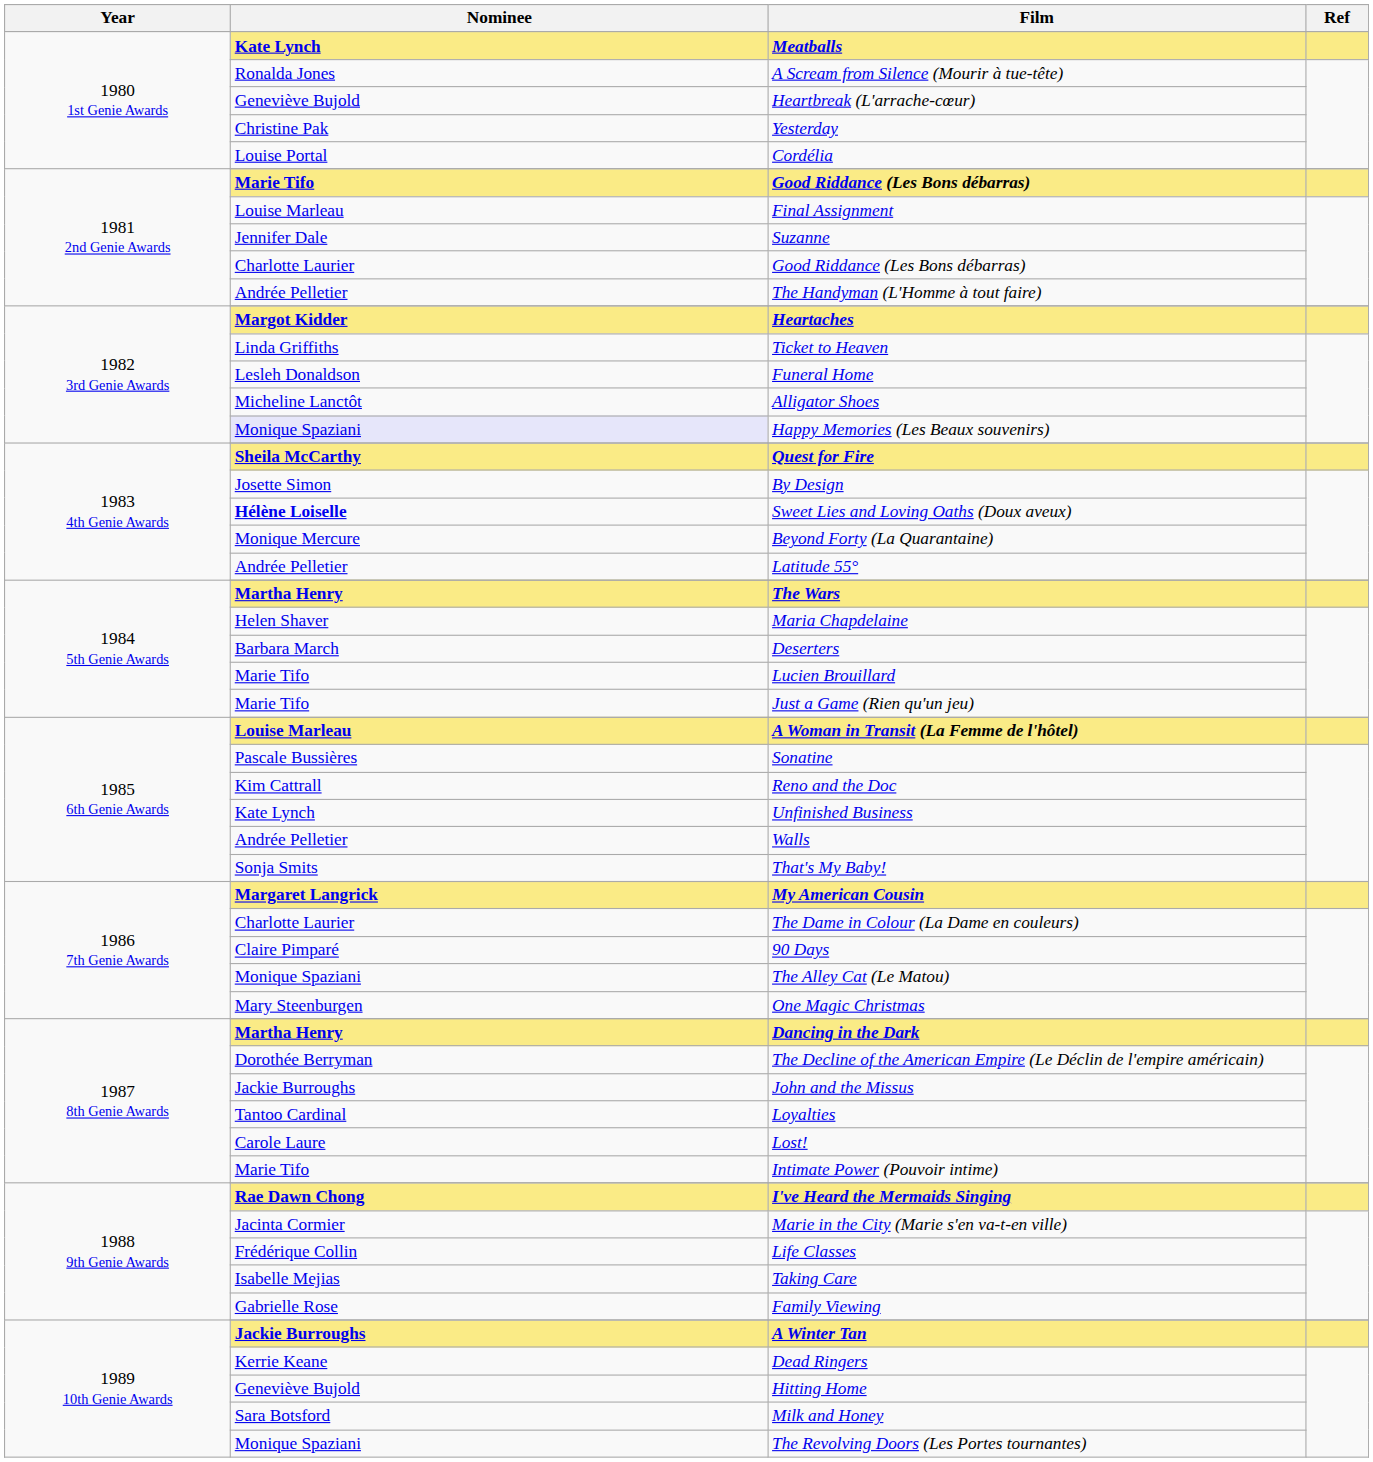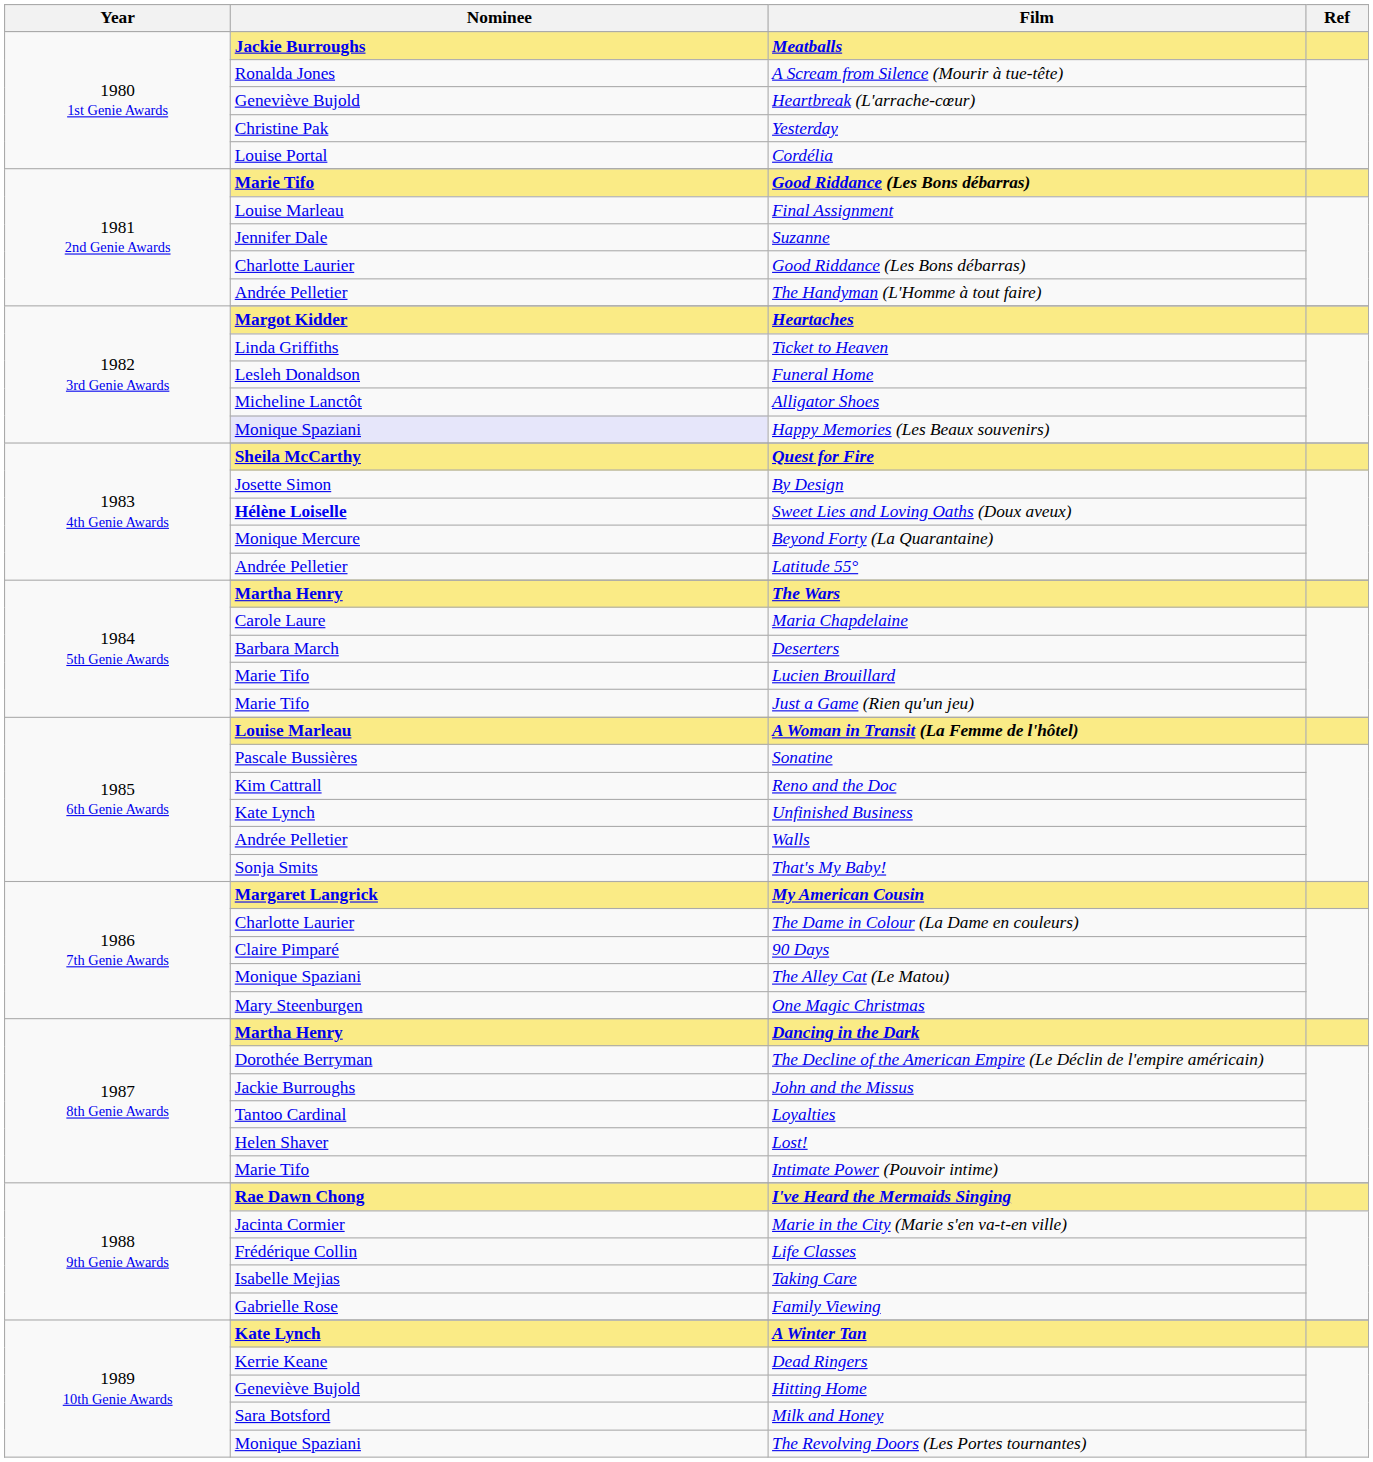(278, 45) Kate Lynch -> (300, 45) Jackie Burroughs
(282, 621) Helen Shaver -> (280, 621) Carole Laure
(280, 1141) Carole Laure -> (282, 1141) Helen Shaver
(300, 1333) Jackie Burroughs -> (278, 1333) Kate Lynch
